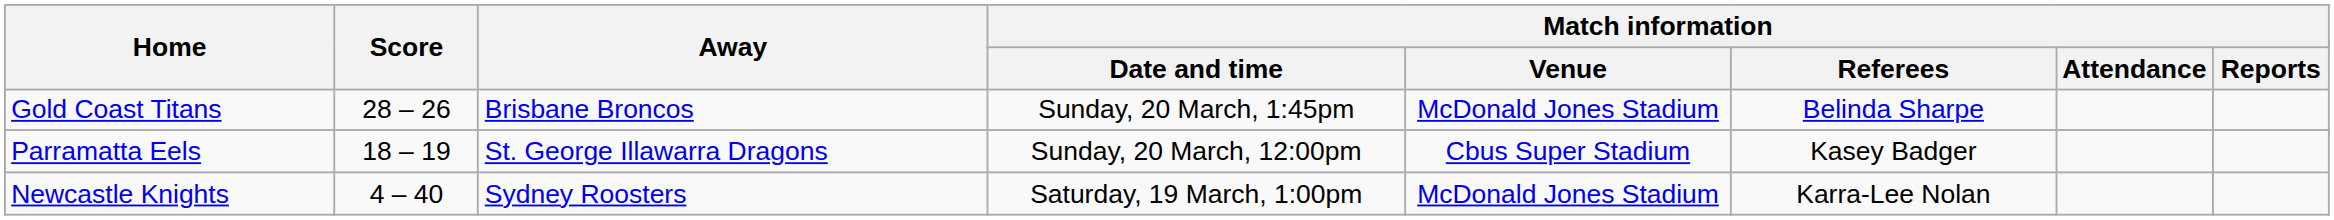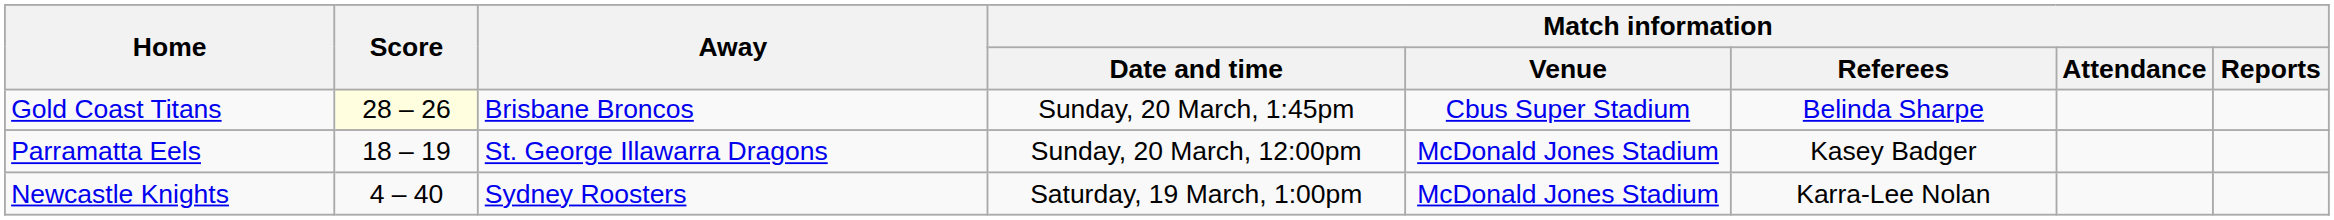(406, 110) no background -> (406, 110) lightyellow background
(1568, 110) McDonald Jones Stadium -> (1568, 110) Cbus Super Stadium
(1568, 152) Cbus Super Stadium -> (1568, 152) McDonald Jones Stadium
